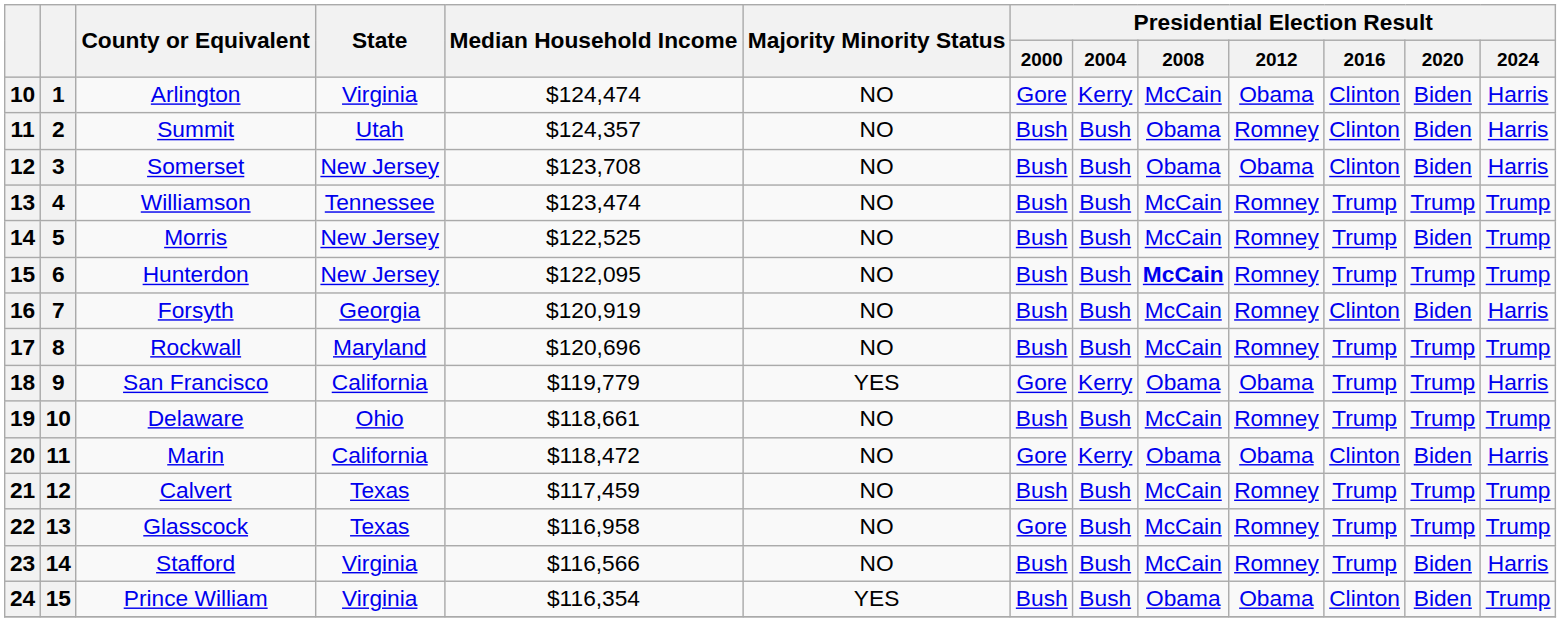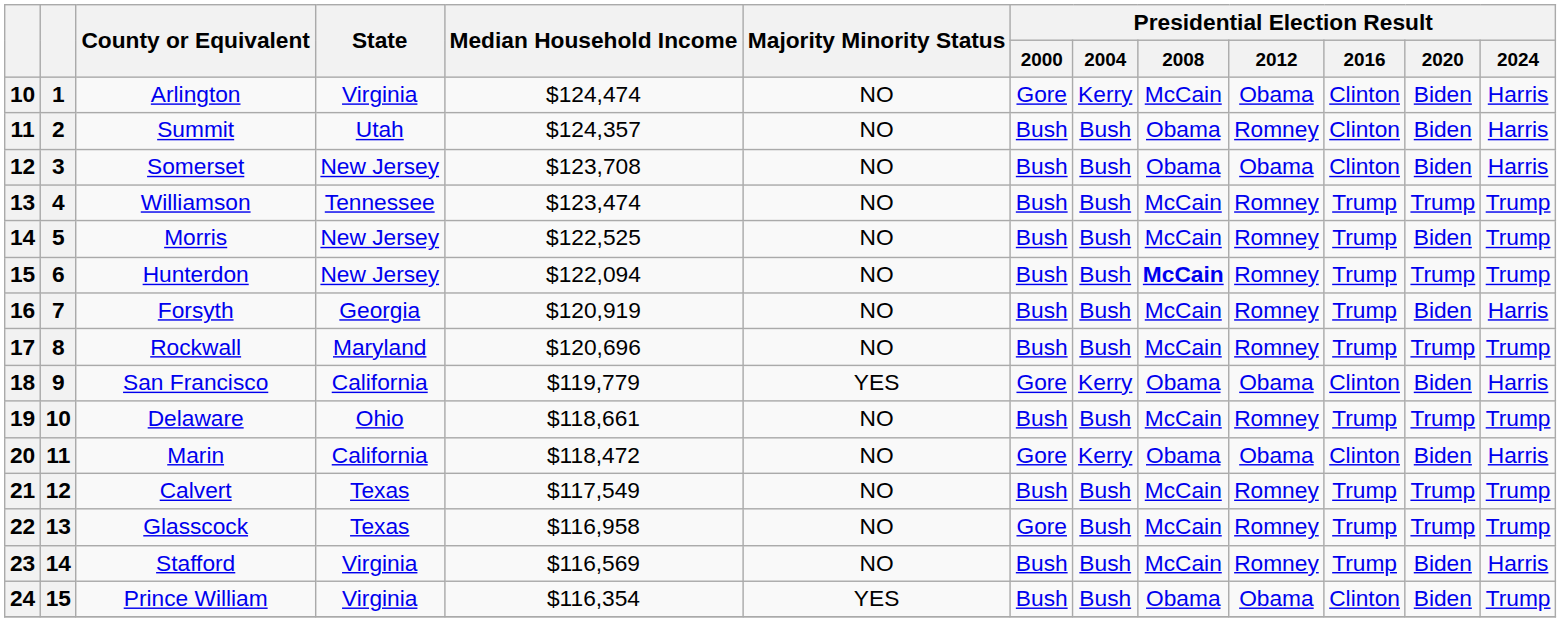(593, 274) $122,095 -> (593, 274) $122,094
(1365, 310) Clinton -> (1365, 310) Trump
(1365, 382) Trump -> (1365, 382) Clinton
(1443, 382) Trump -> (1443, 382) Biden
(593, 490) $117,459 -> (593, 490) $117,549
(593, 563) $116,566 -> (593, 563) $116,569
